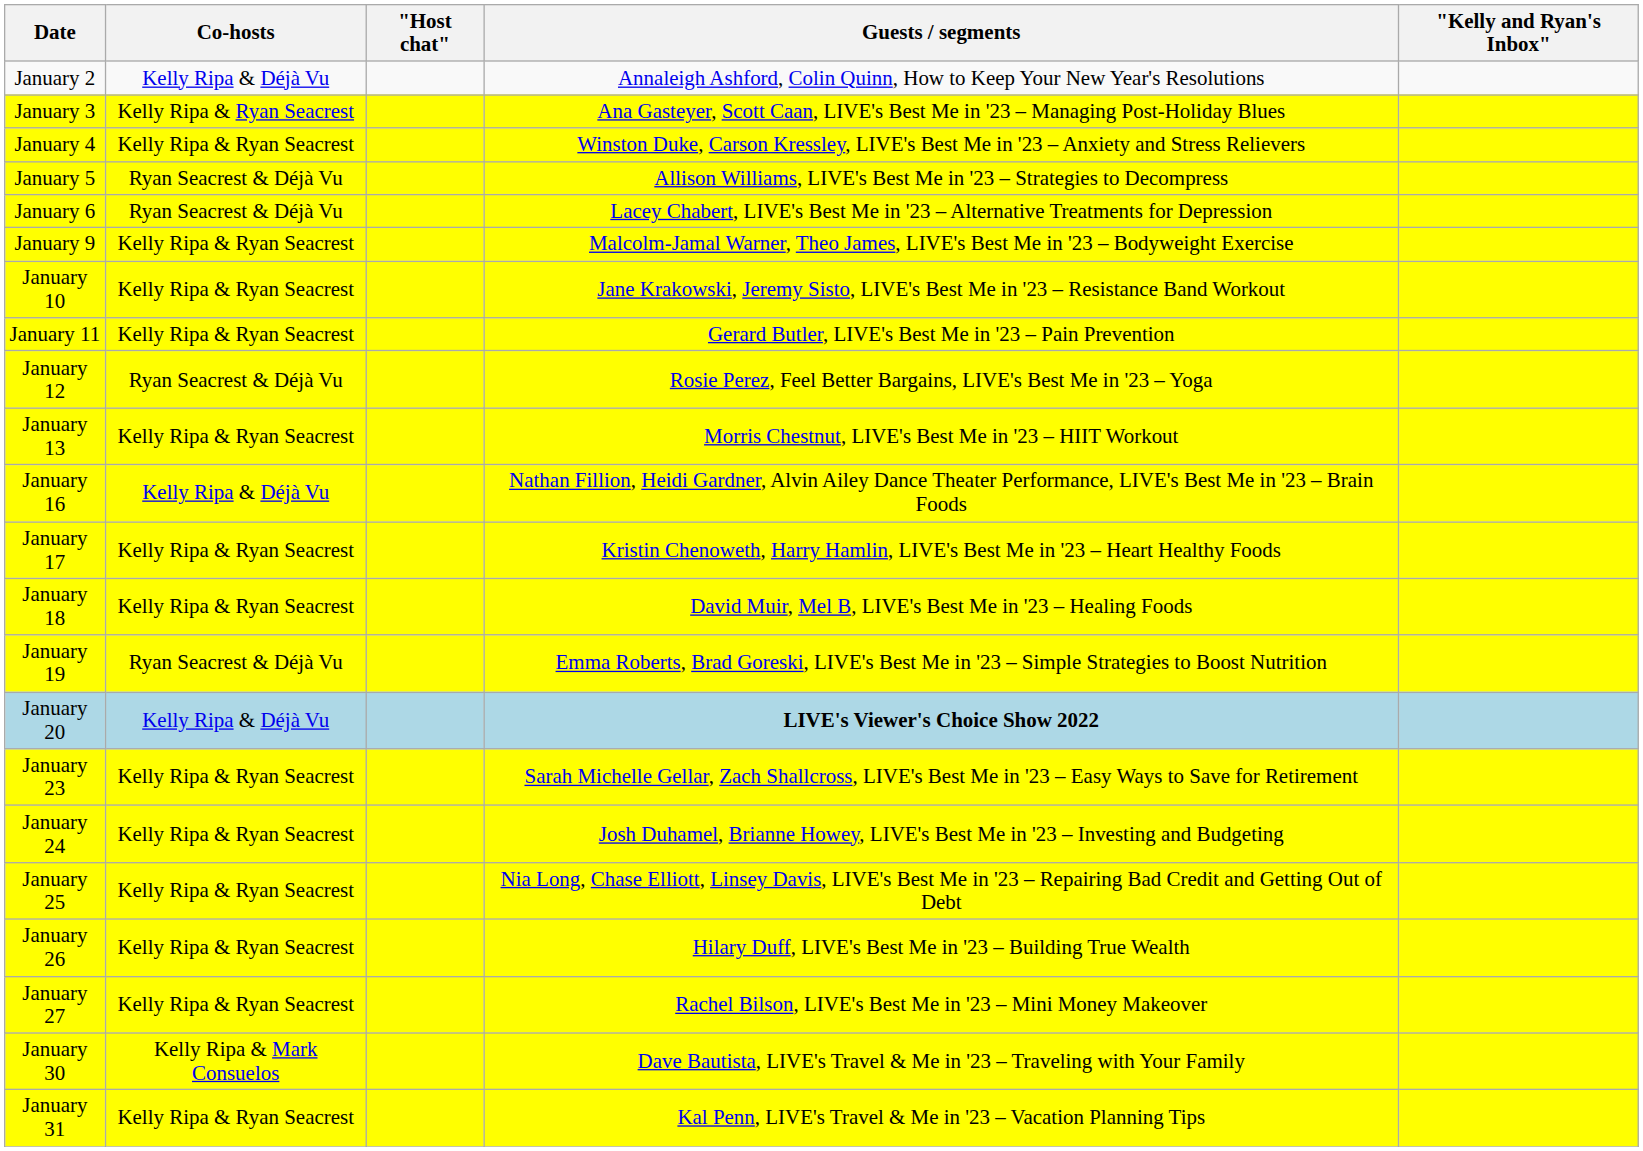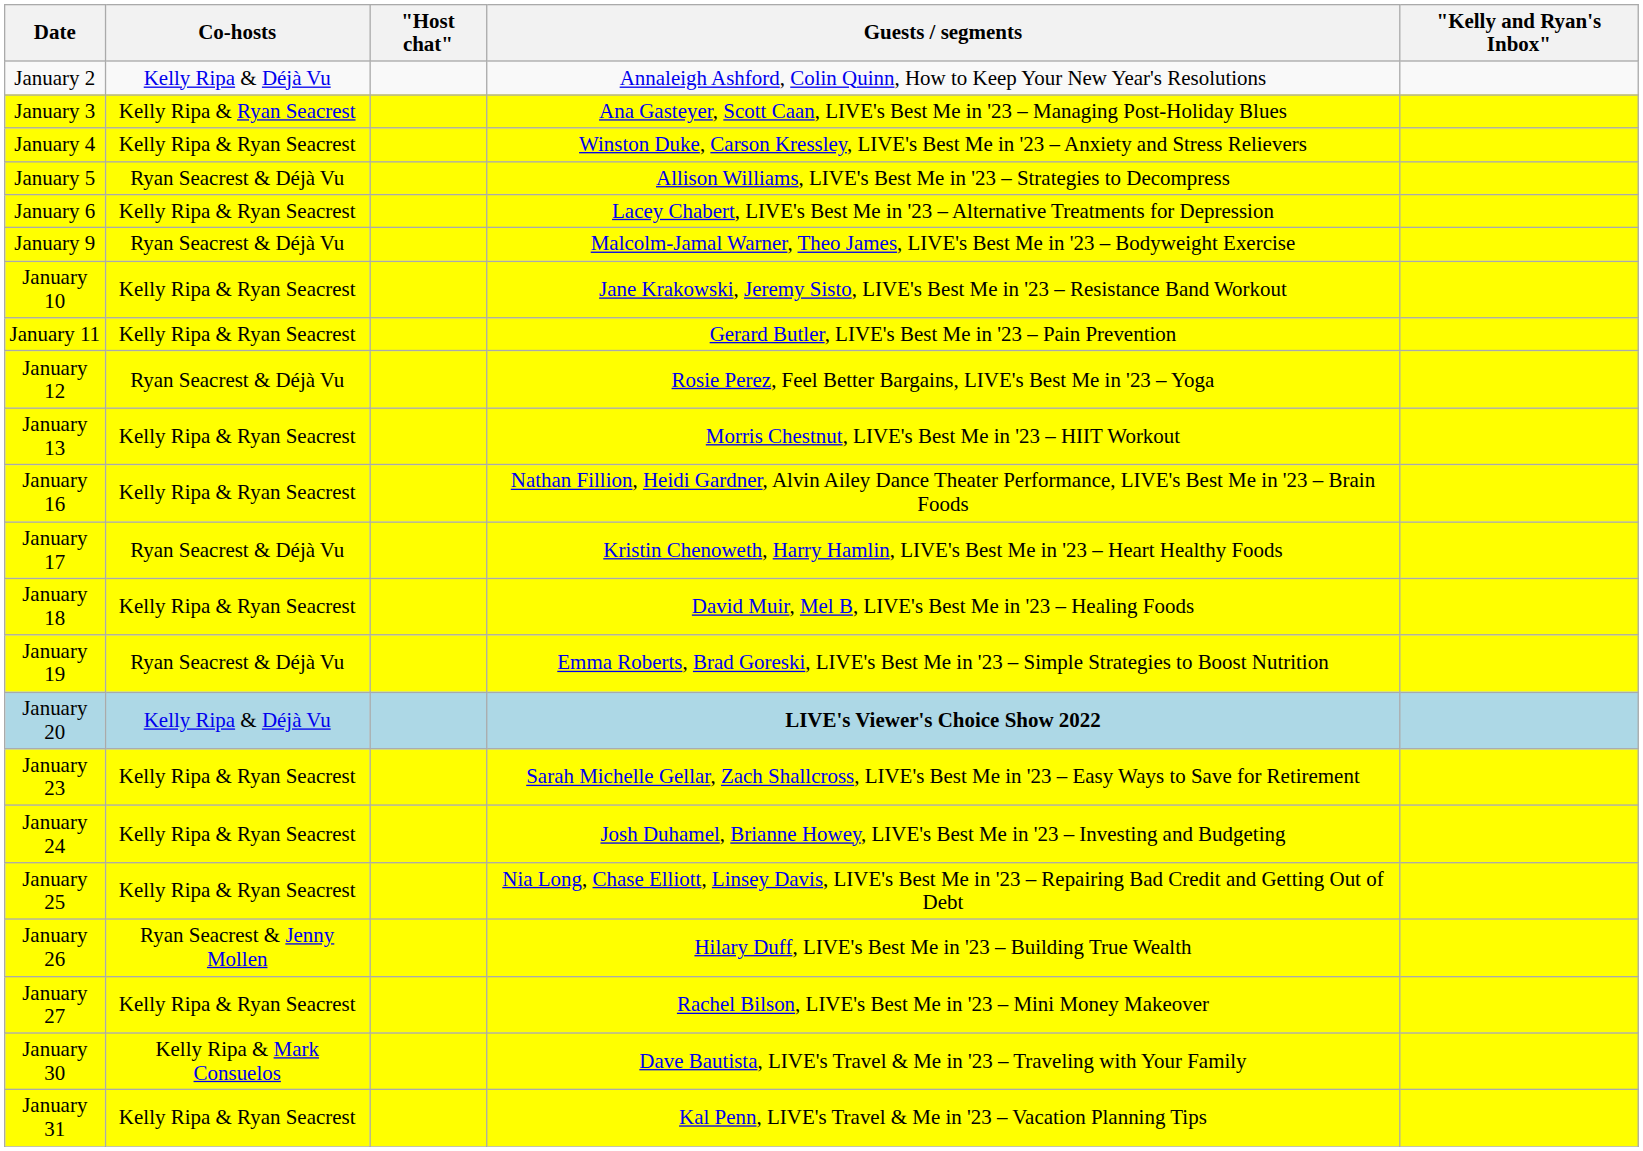(236, 210) Ryan Seacrest & Déjà Vu -> (237, 210) Kelly Ripa & Ryan Seacrest
(236, 244) Kelly Ripa & Ryan Seacrest -> (237, 244) Ryan Seacrest & Déjà Vu
(236, 492) Kelly Ripa & Déjà Vu -> (237, 492) Kelly Ripa & Ryan Seacrest
(236, 549) Kelly Ripa & Ryan Seacrest -> (237, 549) Ryan Seacrest & Déjà Vu
(236, 947) Kelly Ripa & Ryan Seacrest -> (237, 947) Ryan Seacrest & Jenny Mollen
